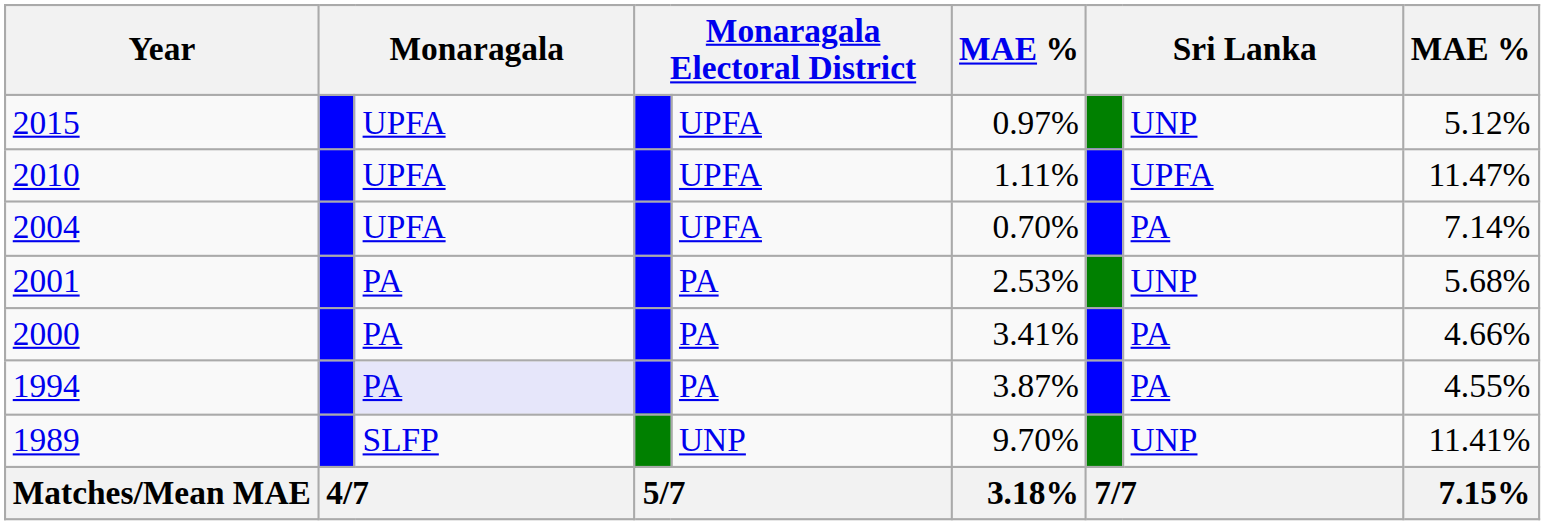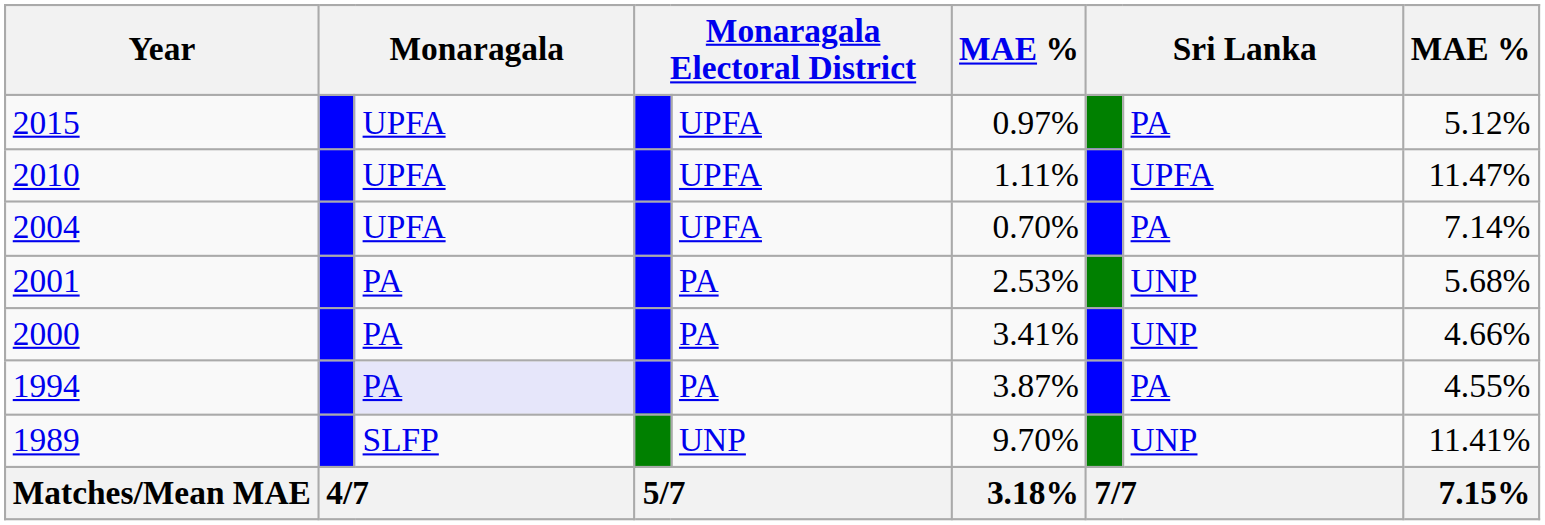(1164, 121) UNP -> (1150, 121) PA
(1150, 333) PA -> (1164, 333) UNP
